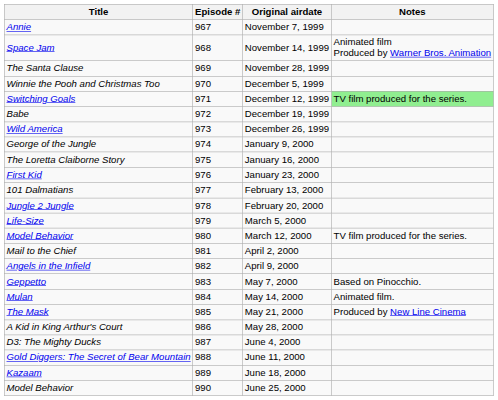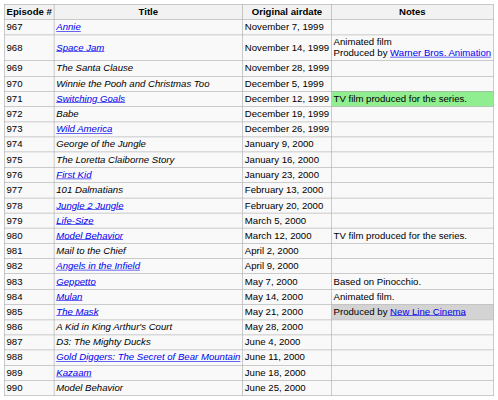columns swapped: (218, 12) <-> (99, 12)
(400, 312) no background -> (400, 312) lightgrey background
